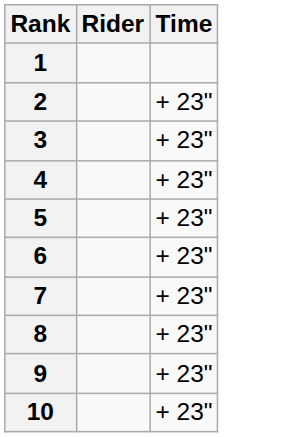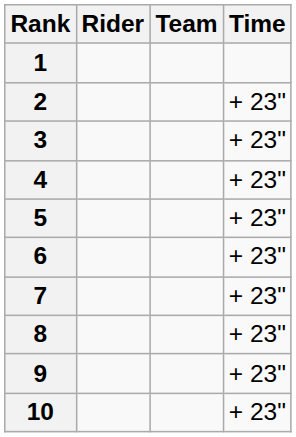+ column: (186, 23)
